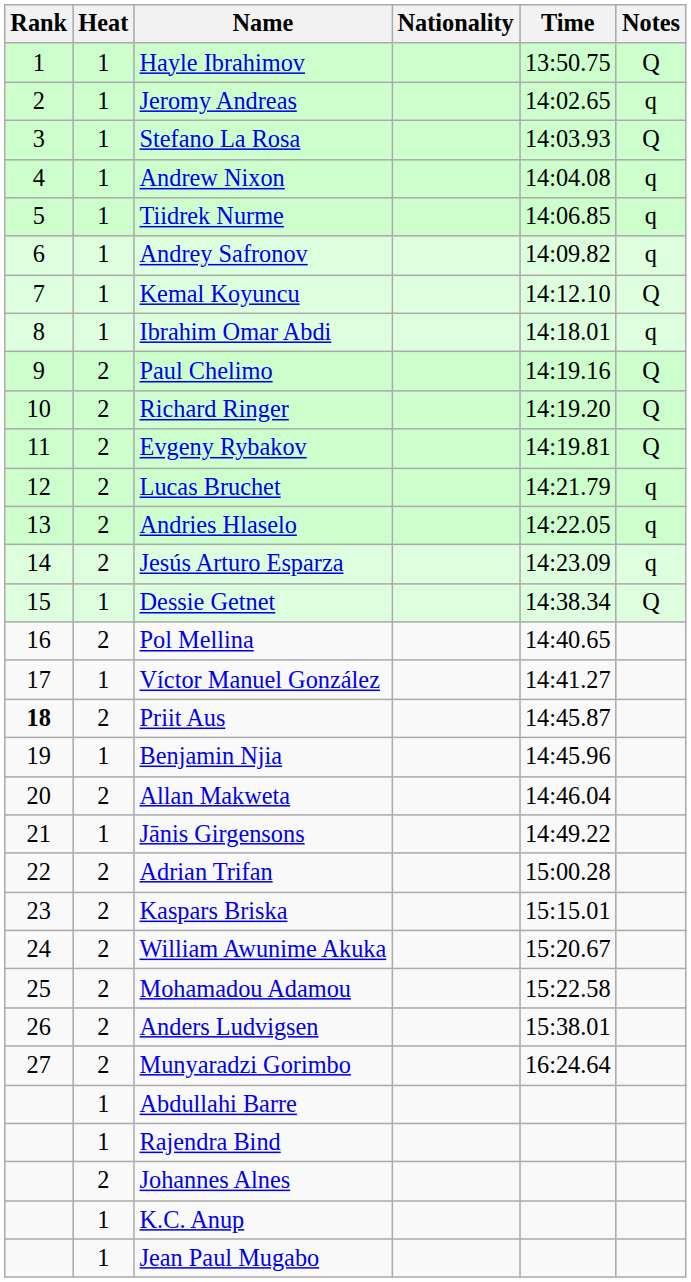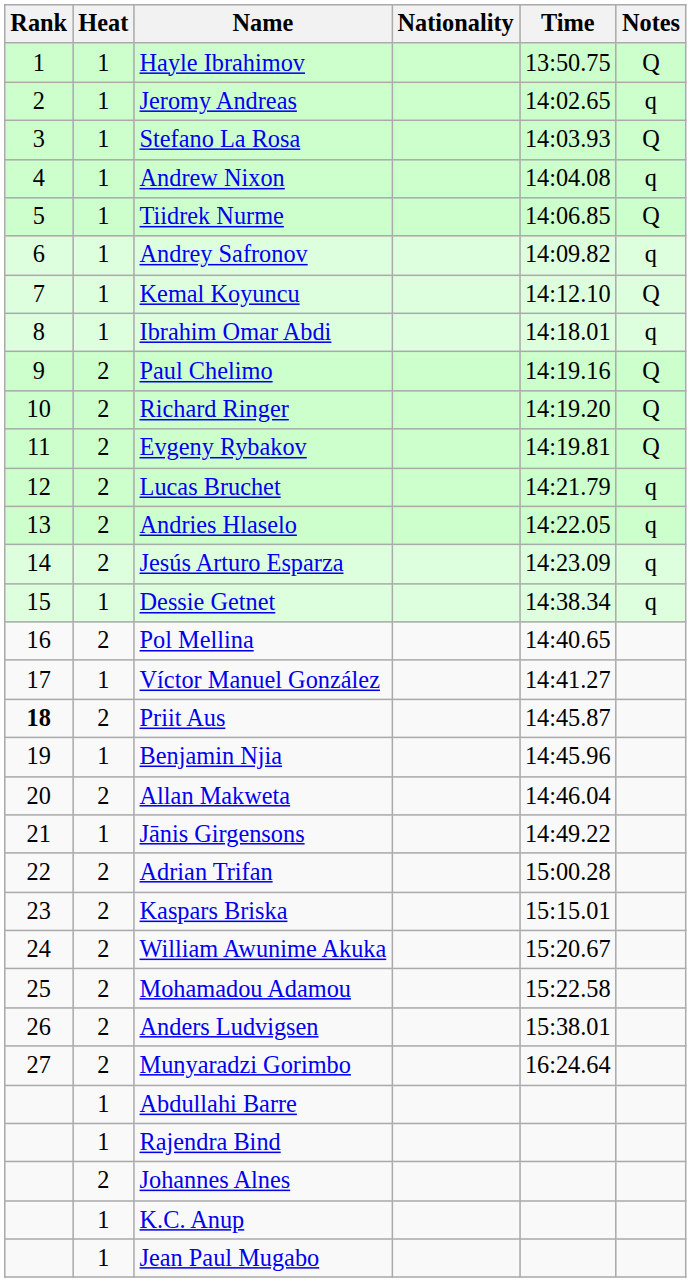(651, 216) q -> (651, 216) Q
(651, 602) Q -> (651, 602) q
